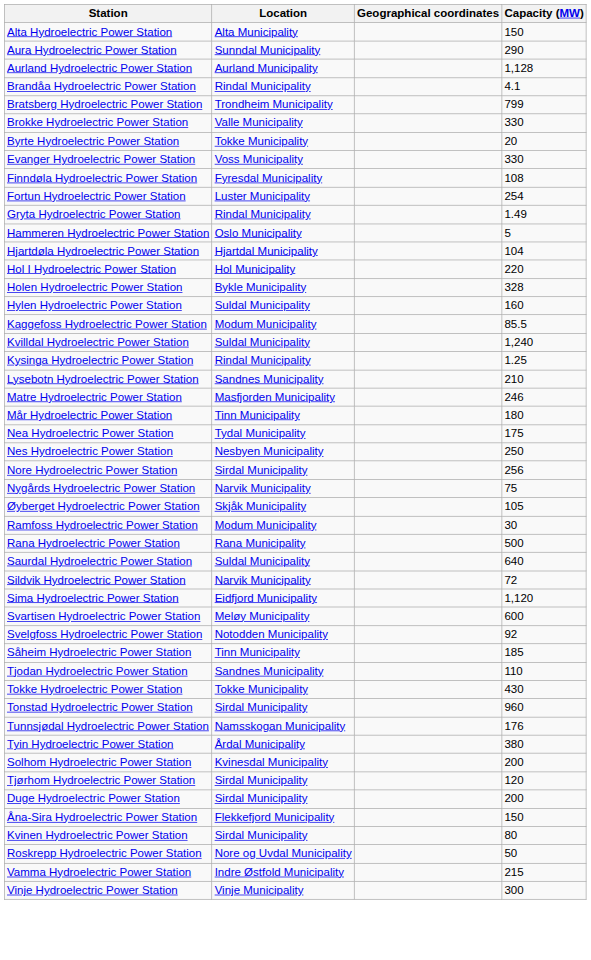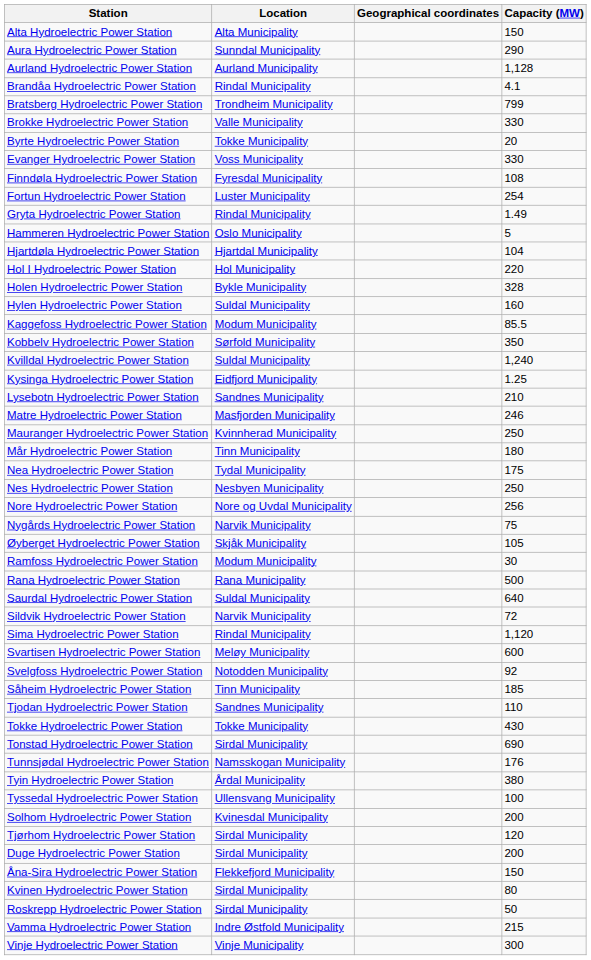+ row: (101, 342)
(263, 360) Rindal Municipality -> (266, 379) Eidfjord Municipality
+ row: (108, 433)
(261, 470) Sirdal Municipality -> (283, 506) Nore og Uvdal Municipality
(266, 598) Eidfjord Municipality -> (263, 634) Rindal Municipality
(514, 707) 960 -> (514, 744) 690
+ row: (102, 799)
(283, 854) Nore og Uvdal Municipality -> (261, 908) Sirdal Municipality
